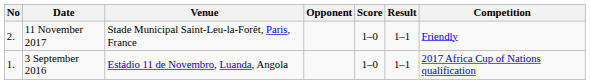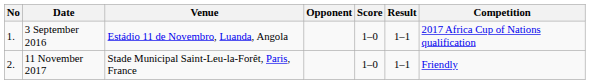rows swapped: (52, 65) <-> (54, 36)
